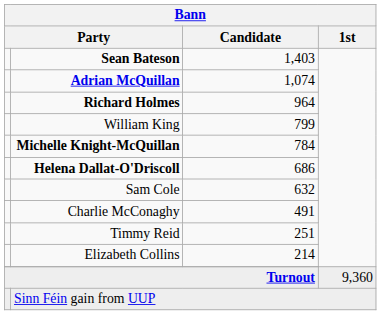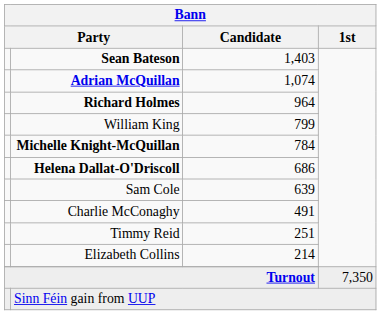(305, 189) 632 -> (305, 189) 639
(357, 277) 9,360 -> (357, 277) 7,350
